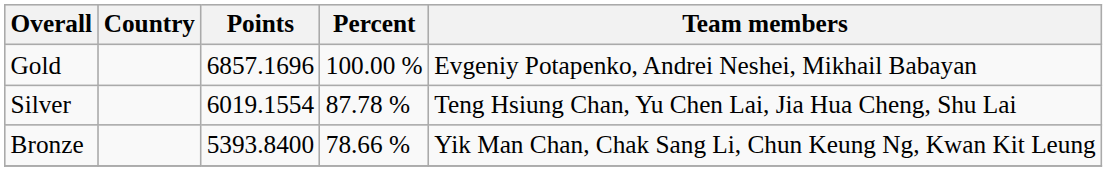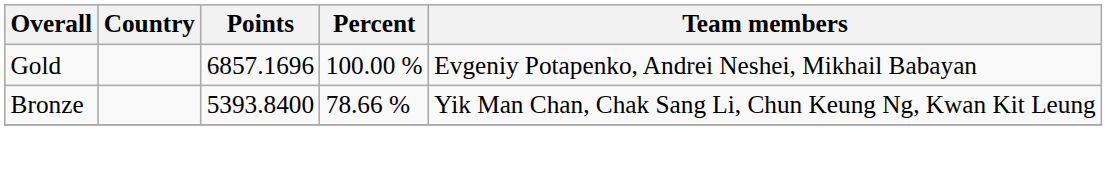- row: (41, 104)
